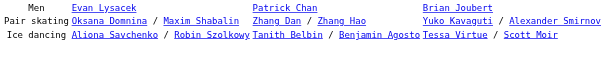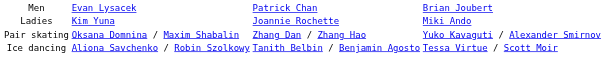+ row: (36, 21)
